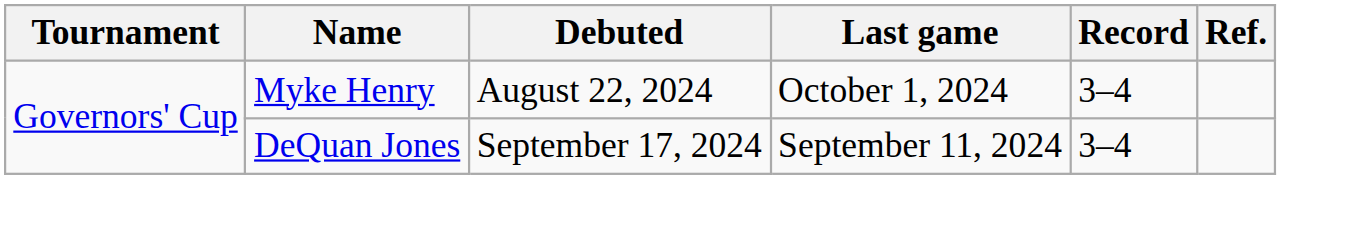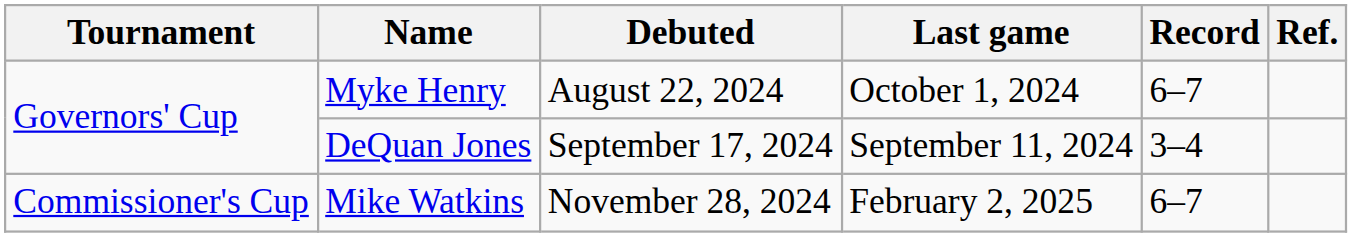(1105, 88) 3–4 -> (1176, 88) 6–7
+ row: (425, 201)
